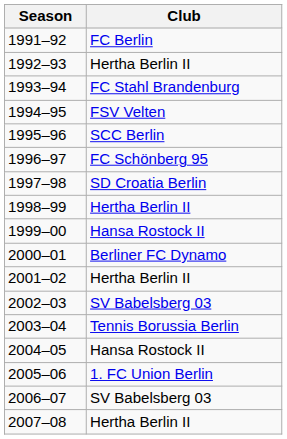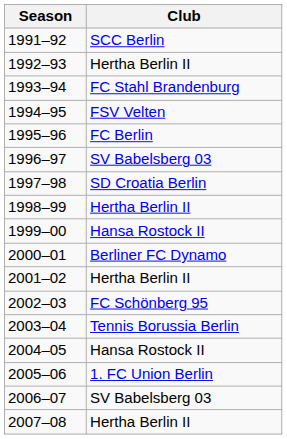(121, 40) FC Berlin -> (127, 40) SCC Berlin
(127, 135) SCC Berlin -> (121, 135) FC Berlin
(149, 159) FC Schönberg 95 -> (151, 159) SV Babelsberg 03
(151, 302) SV Babelsberg 03 -> (149, 302) FC Schönberg 95
